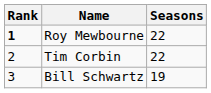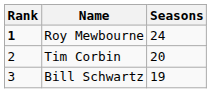(158, 36) 22 -> (158, 36) 24
(158, 56) 22 -> (158, 56) 20
